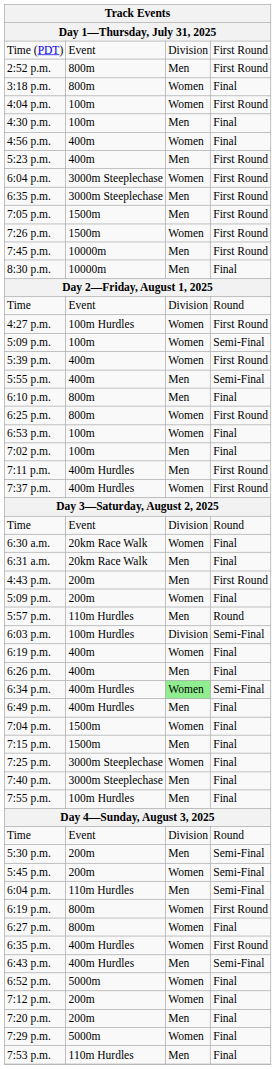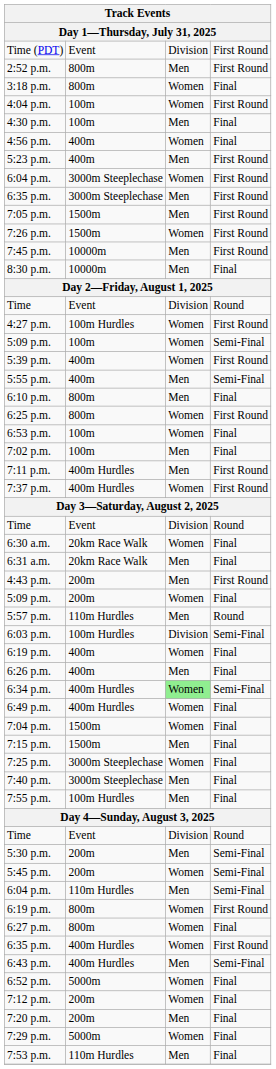(179, 707) Men -> (186, 707) Women
